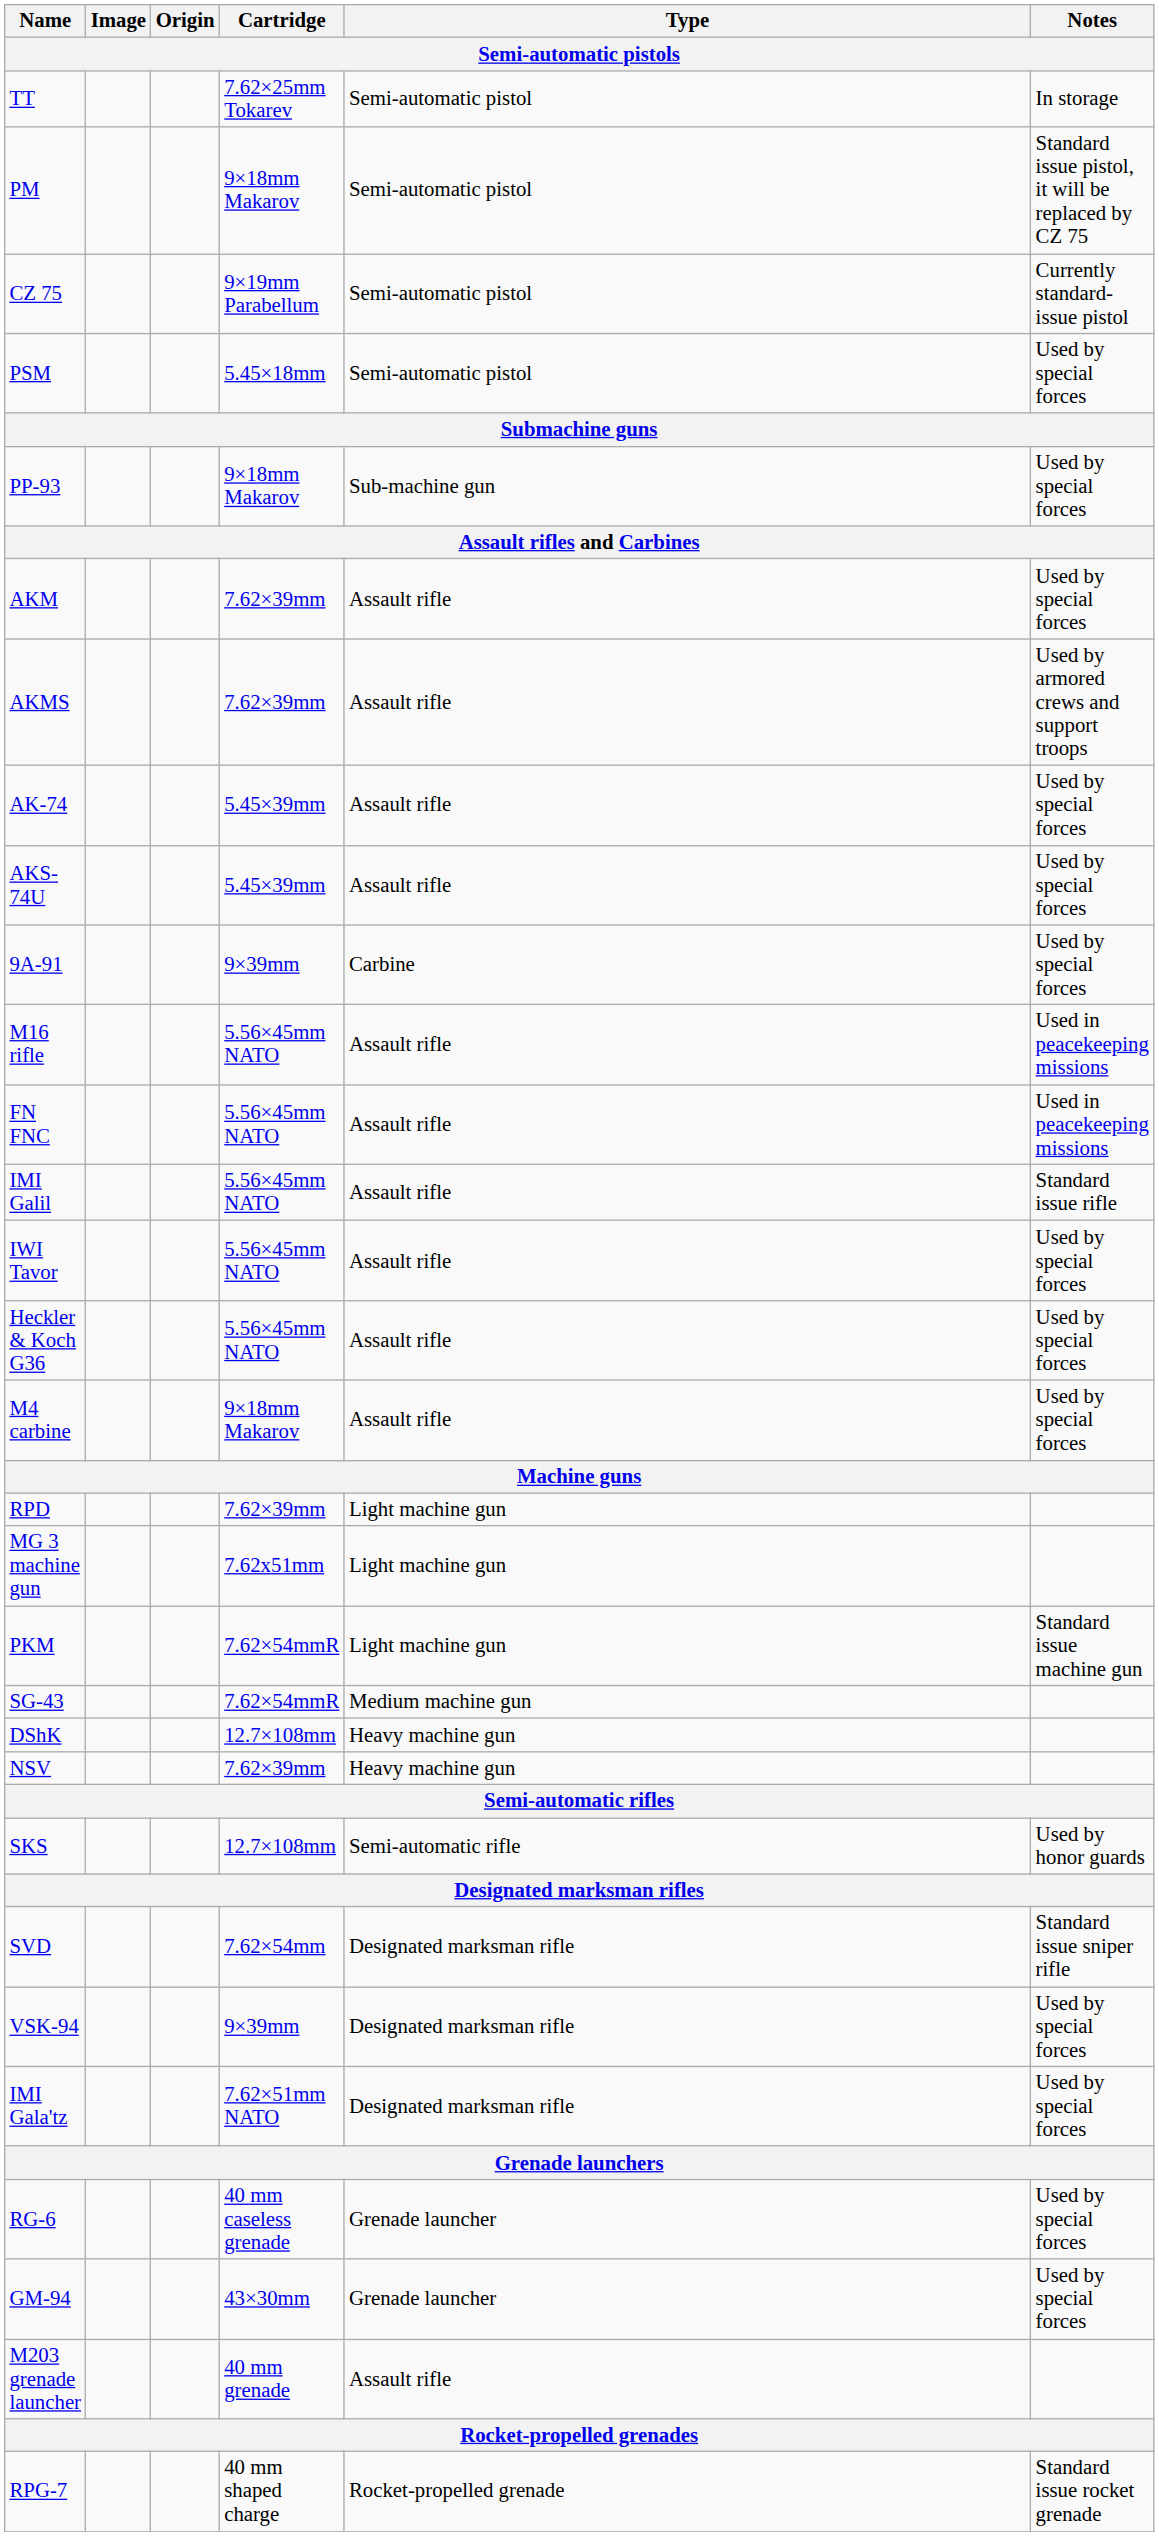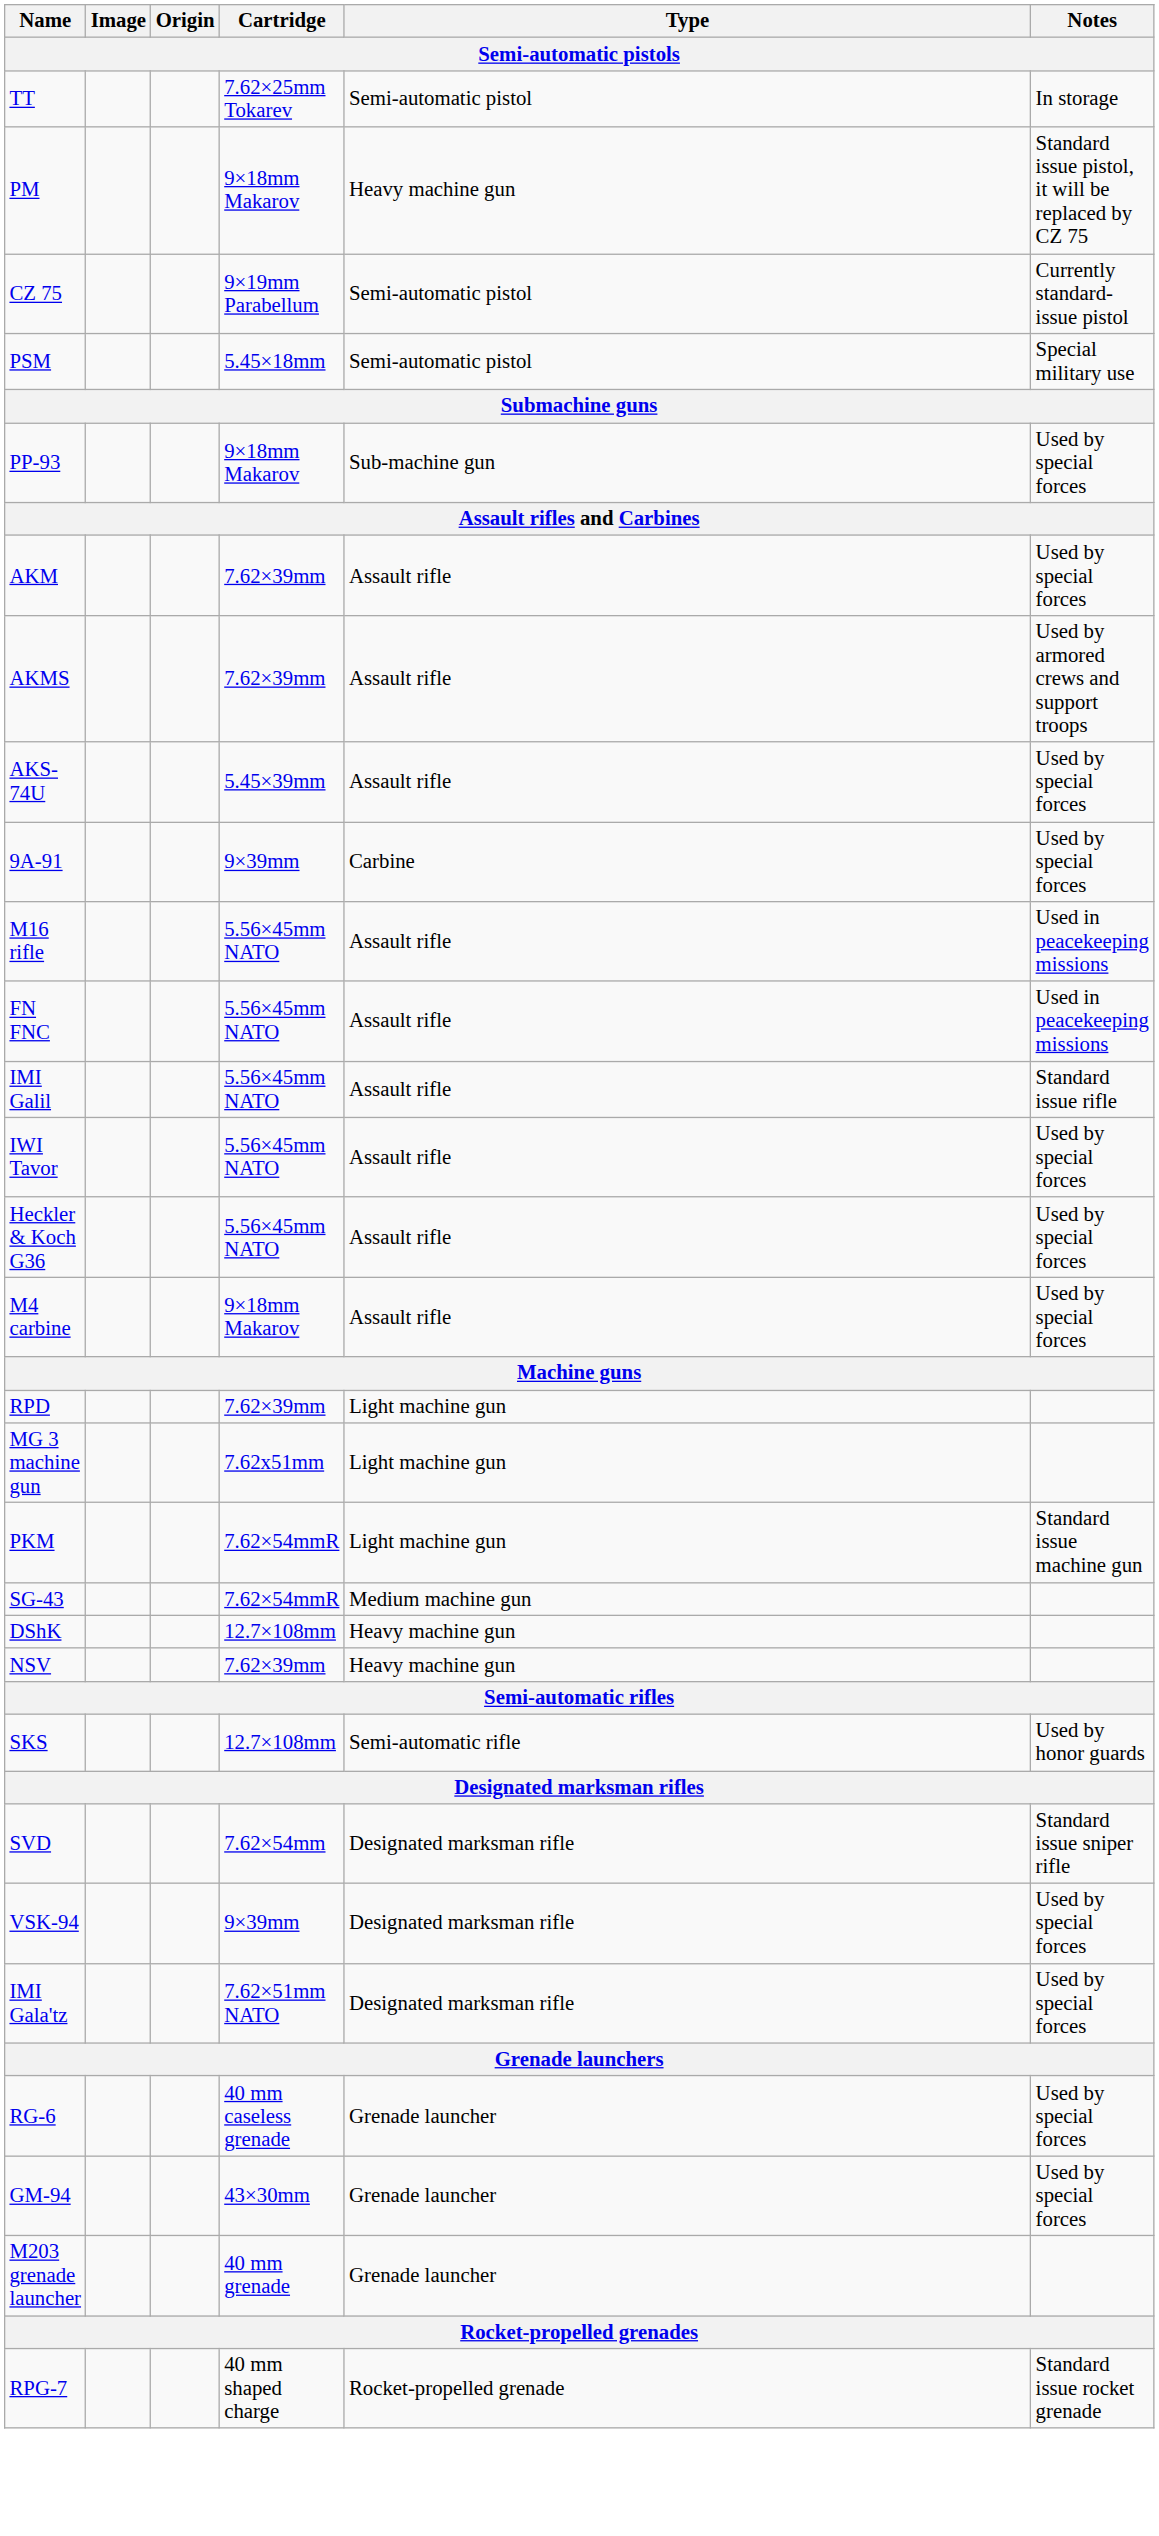(441, 190) Semi-automatic pistol -> (432, 190) Heavy machine gun
(1070, 373) Used by special forces -> (1085, 361) Special military use
- row: (38, 805)
(400, 2378) Assault rifle -> (423, 2275) Grenade launcher
